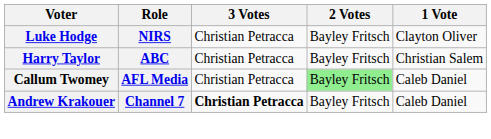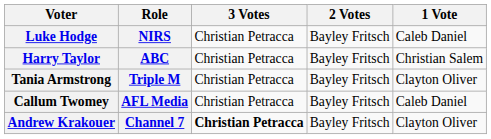(436, 36) Clayton Oliver -> (431, 36) Caleb Daniel
+ row: (61, 79)
(350, 79) lightgreen background -> (350, 101) no background
(431, 101) Caleb Daniel -> (436, 123) Clayton Oliver
